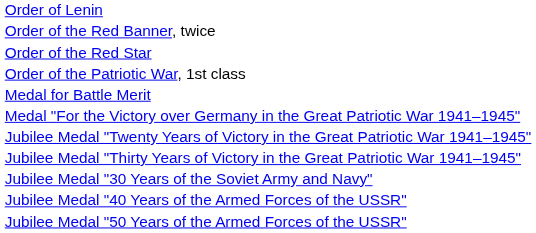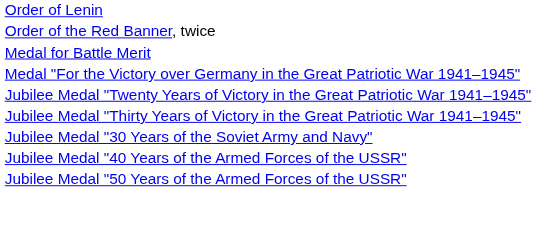- row: (78, 52)
- row: (125, 73)
